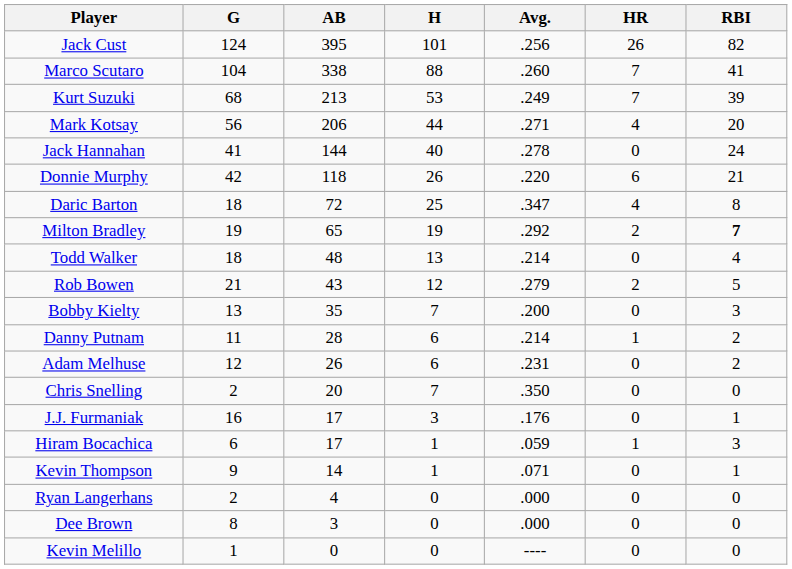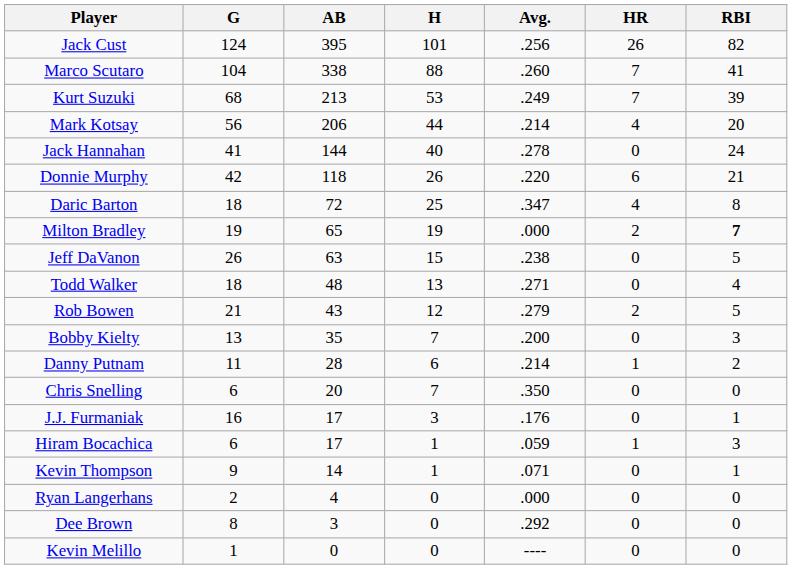(535, 124) .271 -> (535, 124) .214
(535, 230) .292 -> (535, 230) .000
+ row: (94, 257)
(535, 257) .214 -> (535, 284) .271
- row: (94, 364)
(233, 390) 2 -> (233, 390) 6
(535, 524) .000 -> (535, 524) .292
